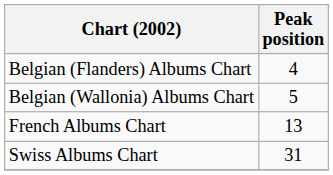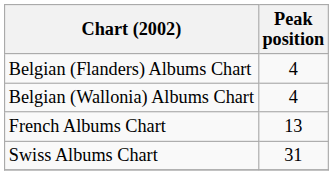(293, 97) 5 -> (293, 97) 4
